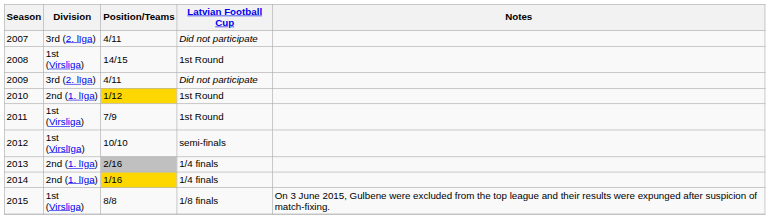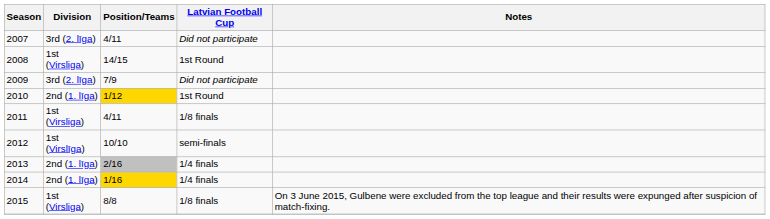(112, 80) 4/11 -> (110, 80) 7/9
(110, 117) 7/9 -> (112, 117) 4/11
(201, 117) 1st Round -> (199, 117) 1/8 finals
